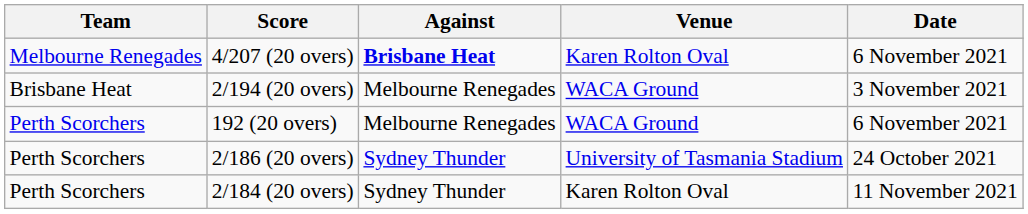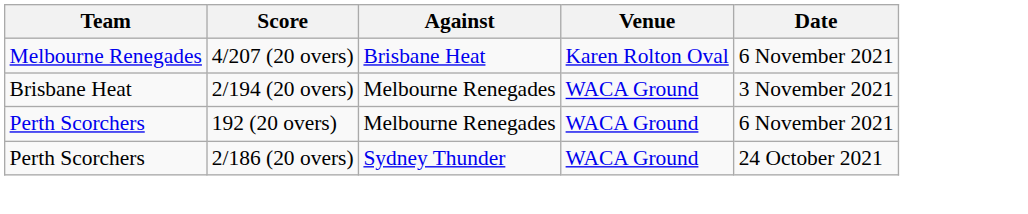(429, 55) bold -> (424, 55) normal
(704, 157) University of Tasmania Stadium -> (632, 157) WACA Ground
- row: (283, 191)
